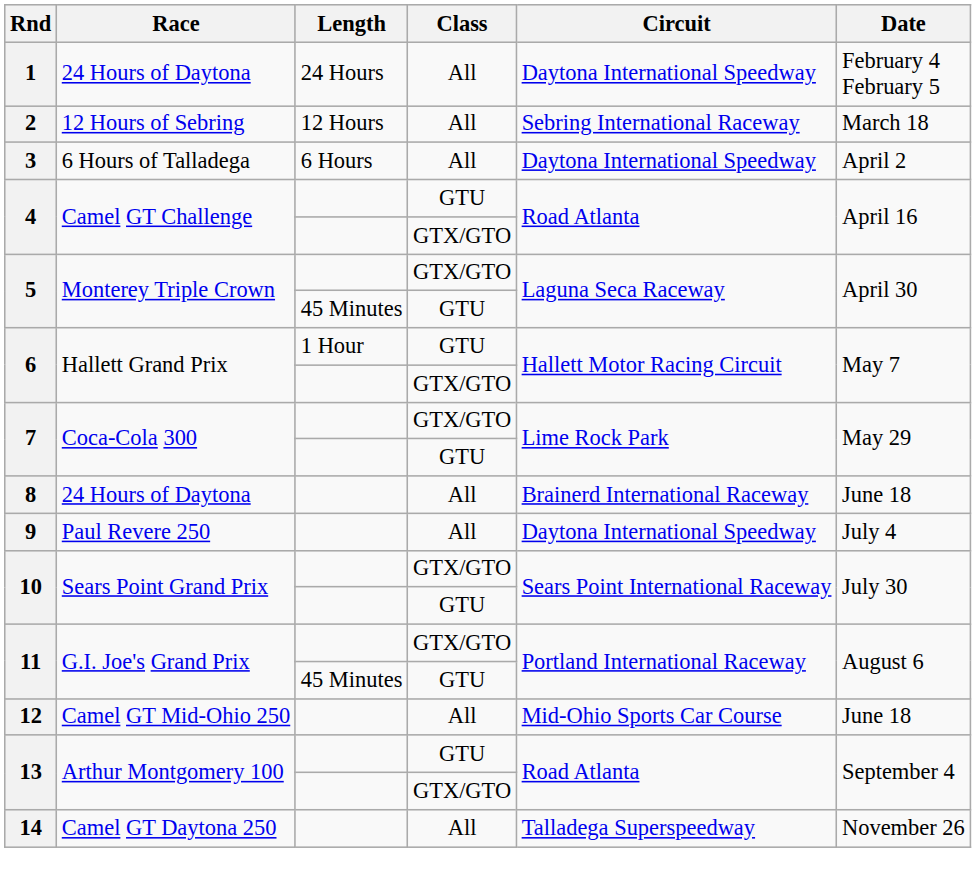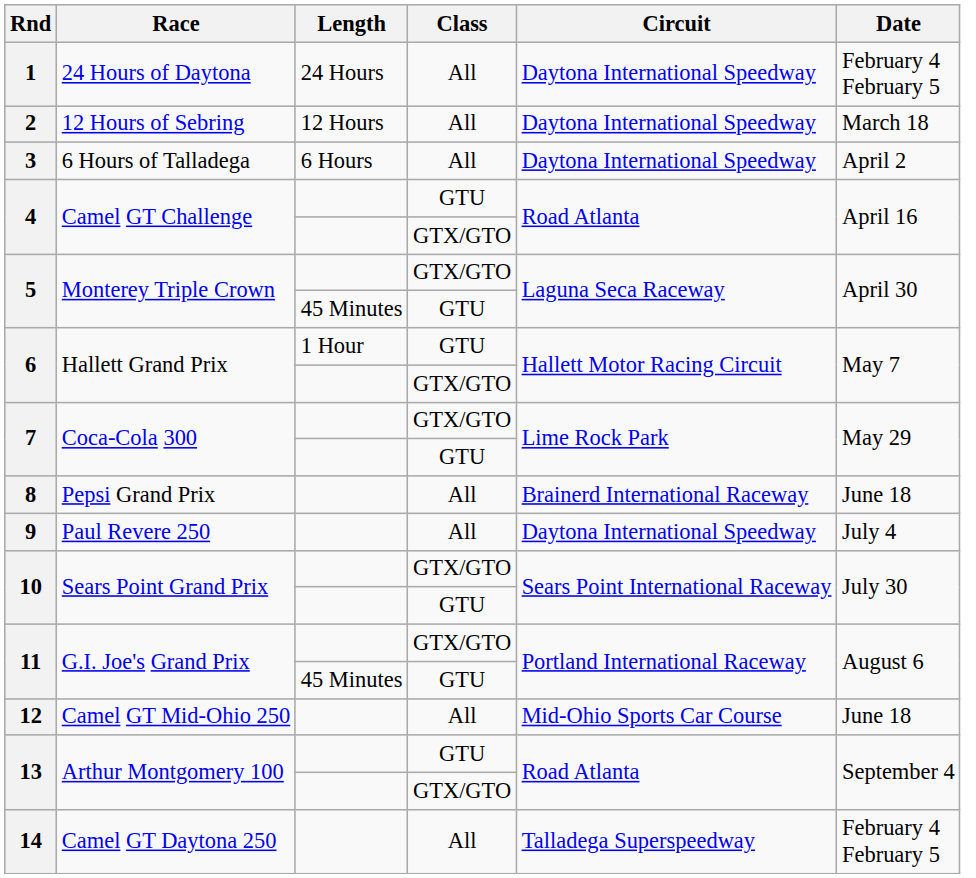(661, 124) Sebring International Raceway -> (669, 124) Daytona International Speedway
(156, 494) 24 Hours of Daytona -> (138, 494) Pepsi Grand Prix
(903, 827) November 26 -> (891, 841) February 4 February 5
